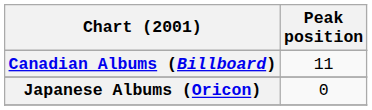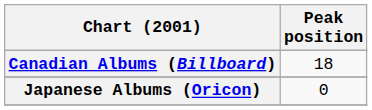(324, 64) 11 -> (324, 64) 18
